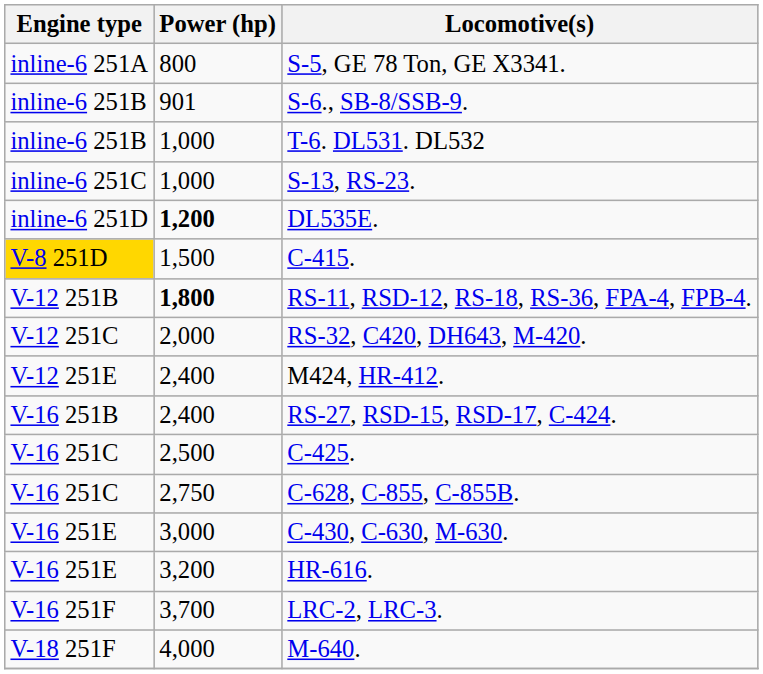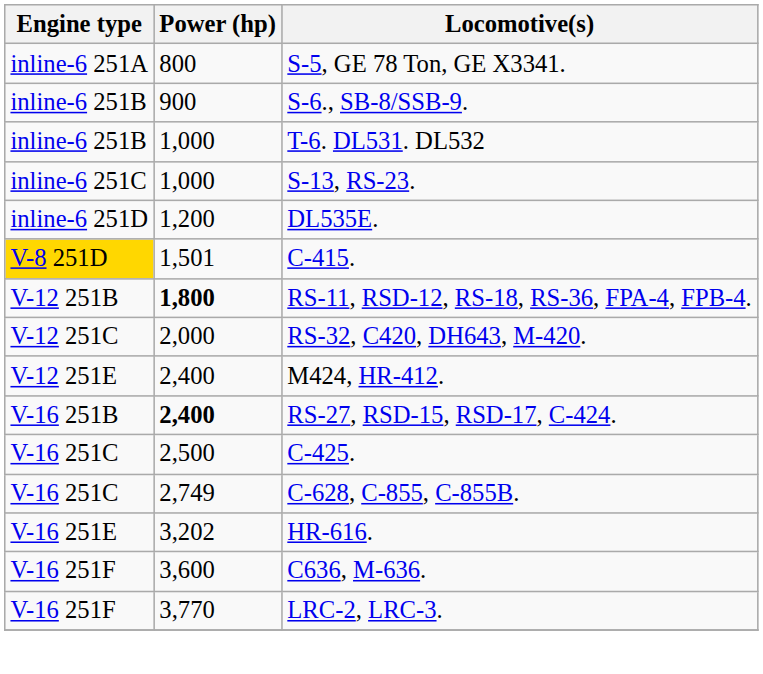(178, 102) 901 -> (178, 102) 900
(187, 219) bold -> (187, 219) normal
(187, 258) 1,500 -> (187, 258) 1,501
(187, 414) normal -> (187, 414) bold
(187, 492) 2,750 -> (187, 492) 2,749
- row: (398, 532)
(187, 571) 3,200 -> (187, 532) 3,202
+ row: (357, 571)
(187, 610) 3,700 -> (187, 610) 3,770
- row: (324, 649)
